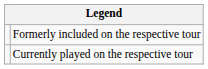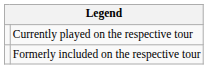rows swapped: (103, 54) <-> (107, 34)
